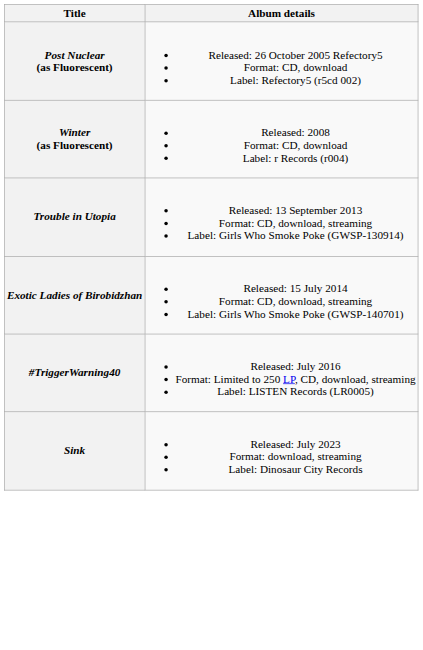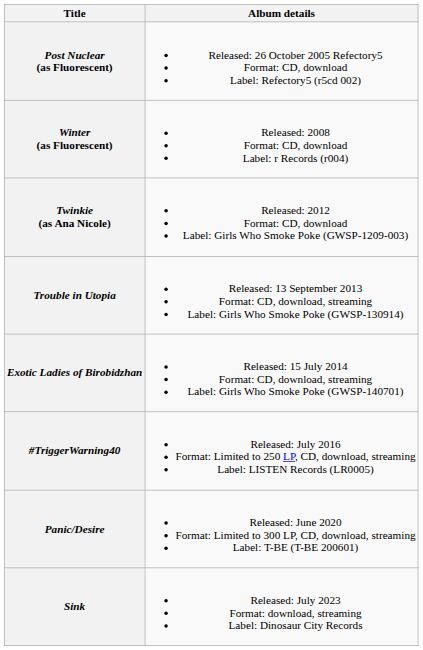+ row: (75, 217)
+ row: (75, 529)
